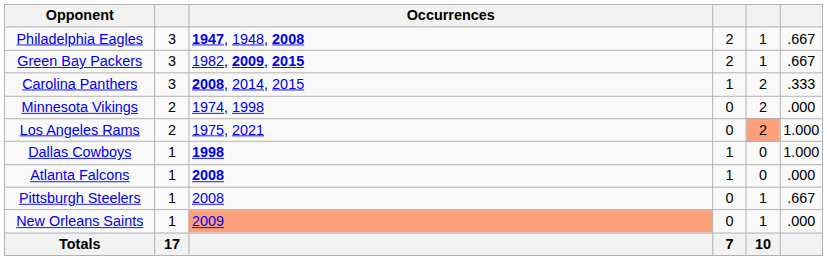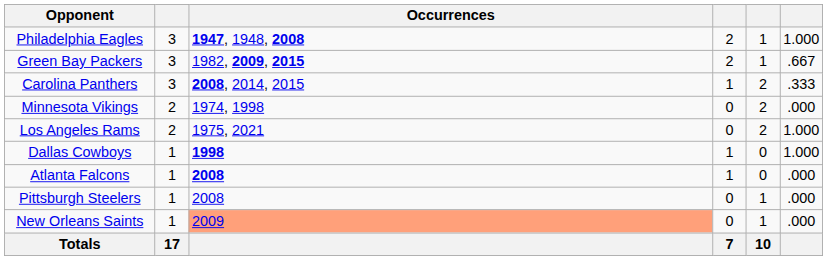(801, 38) .667 -> (801, 38) 1.000
(763, 130) lightsalmon background -> (763, 130) no background
(801, 198) .667 -> (801, 198) .000
